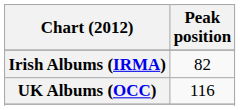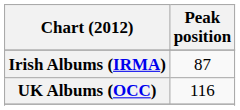(202, 63) 82 -> (202, 63) 87
